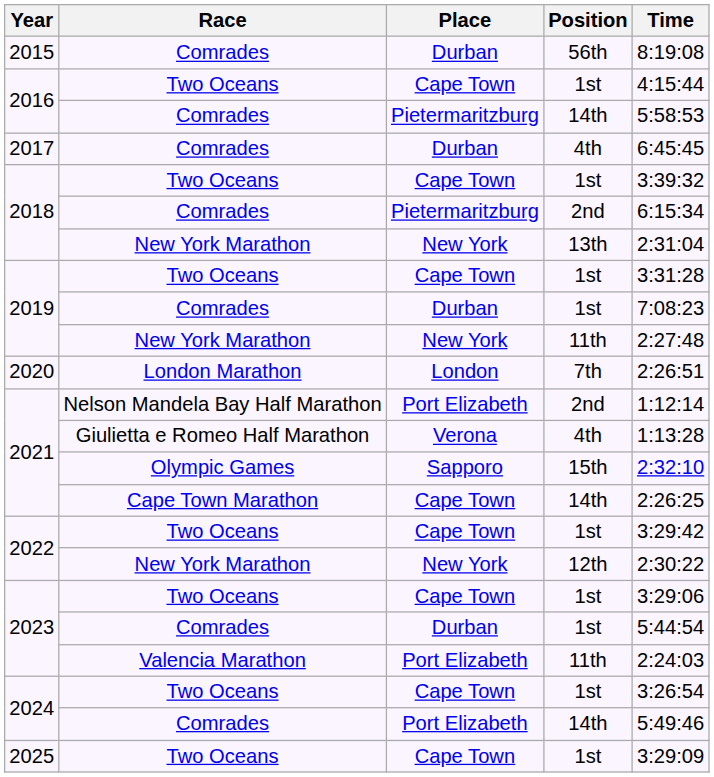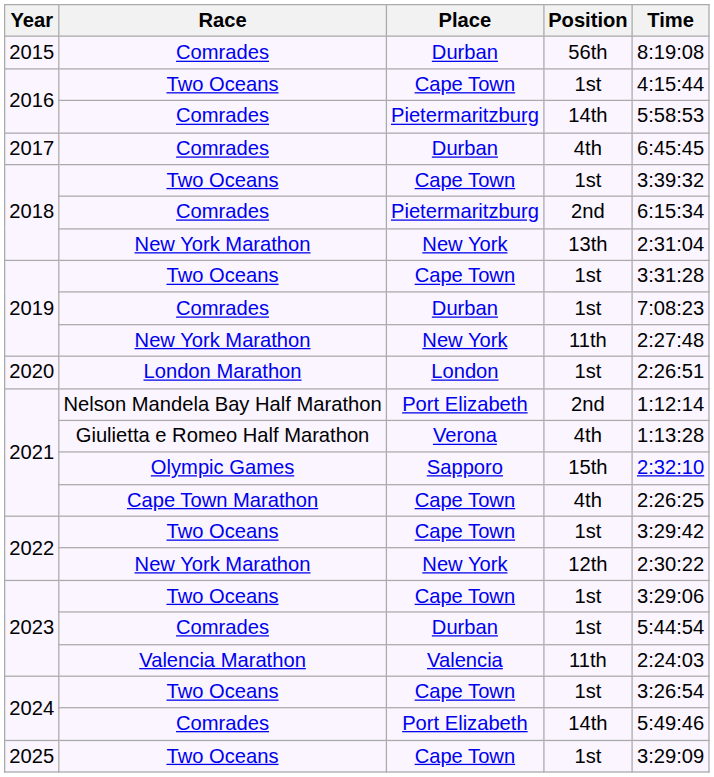(588, 372) 7th -> (588, 372) 1st
(588, 500) 14th -> (588, 500) 4th
(465, 659) Port Elizabeth -> (465, 659) Valencia
